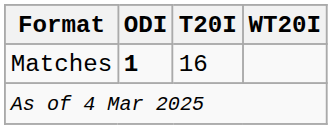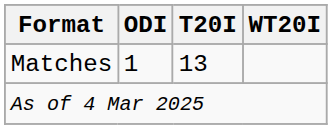(131, 64) bold -> (131, 64) normal
(193, 64) 16 -> (193, 64) 13
